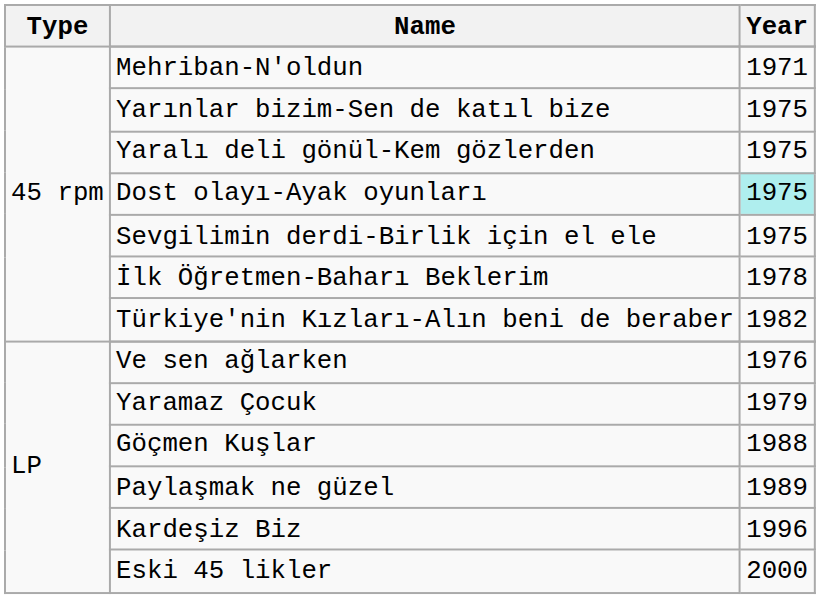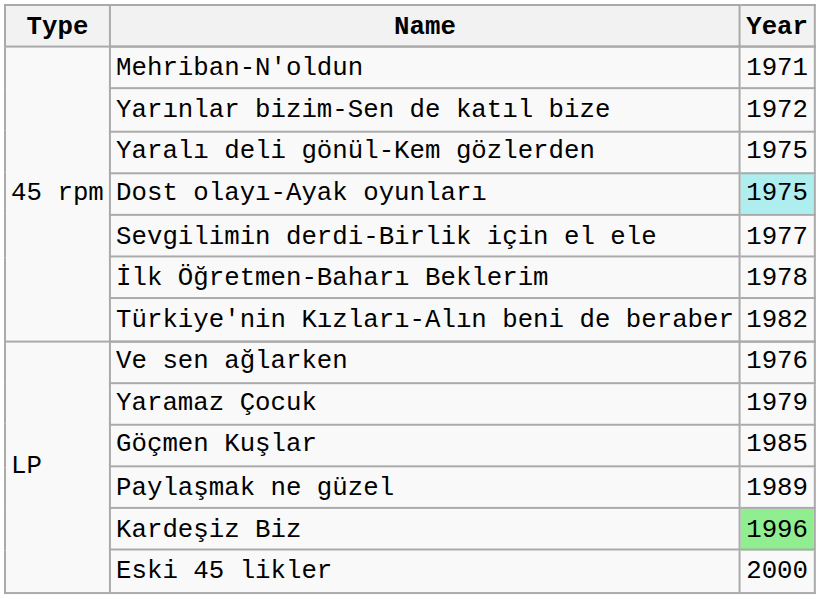(777, 110) 1975 -> (777, 110) 1972
(777, 236) 1975 -> (777, 236) 1977
(777, 445) 1988 -> (777, 445) 1985
(777, 529) no background -> (777, 529) lightgreen background
